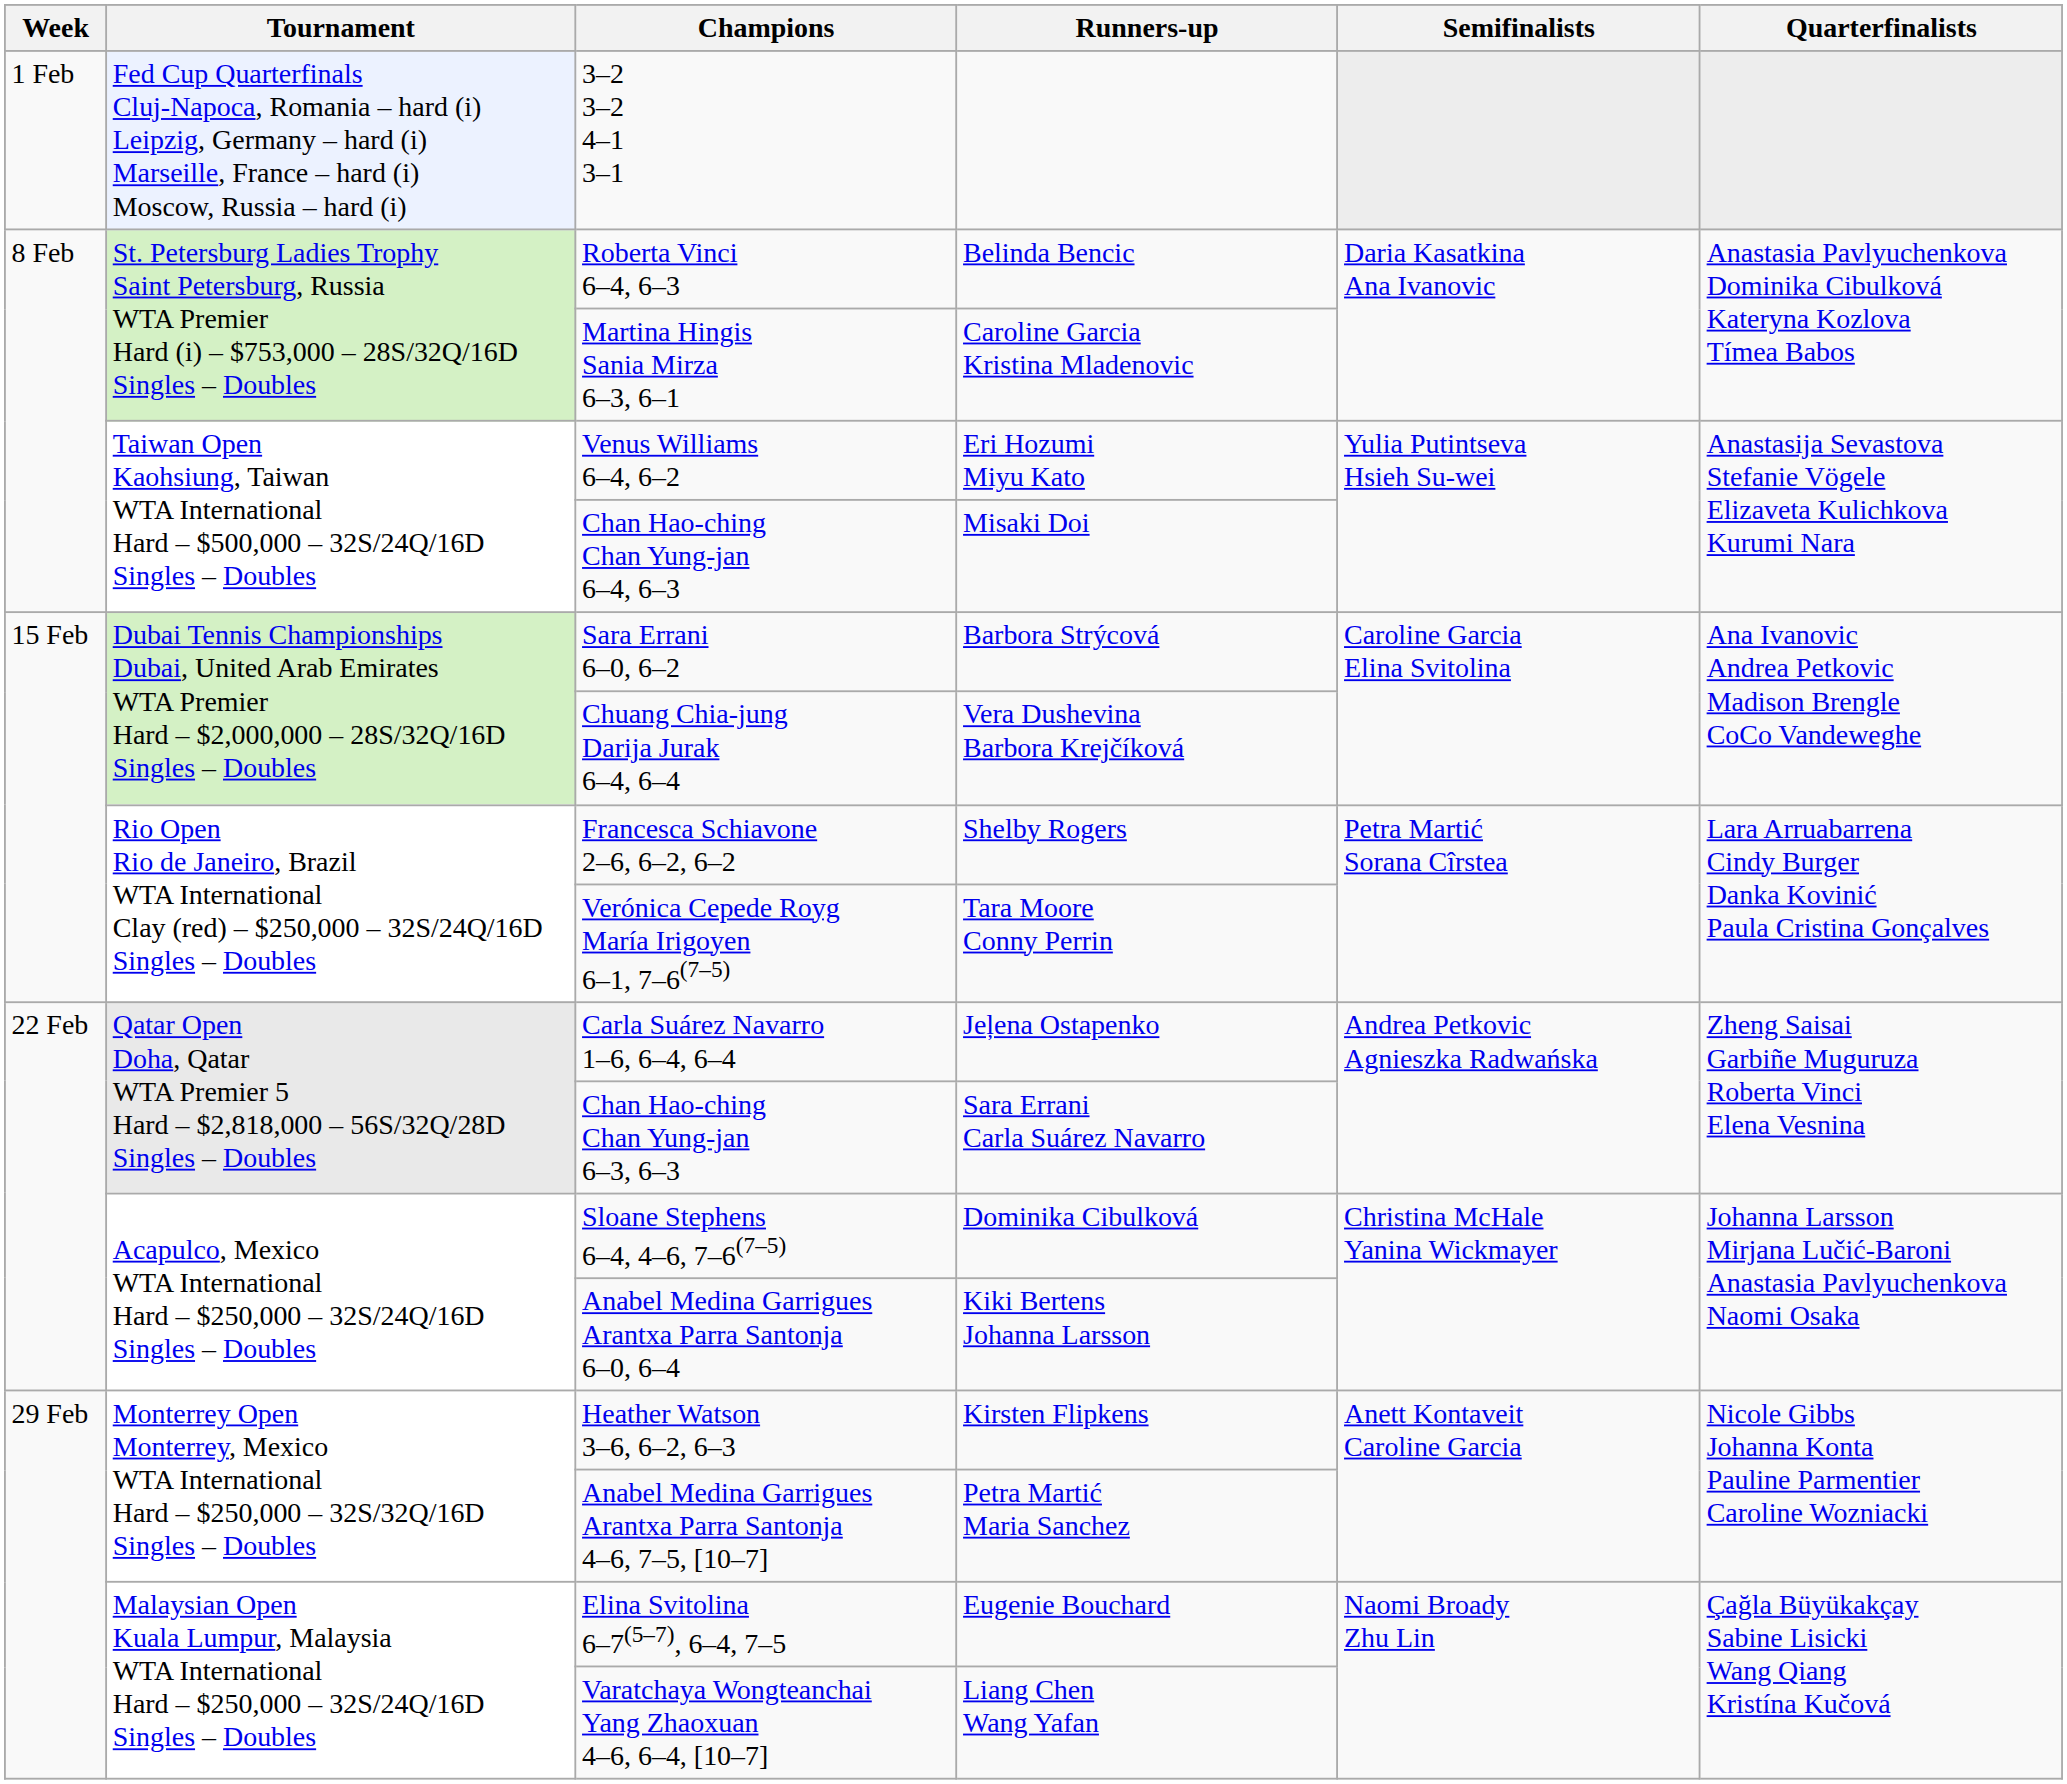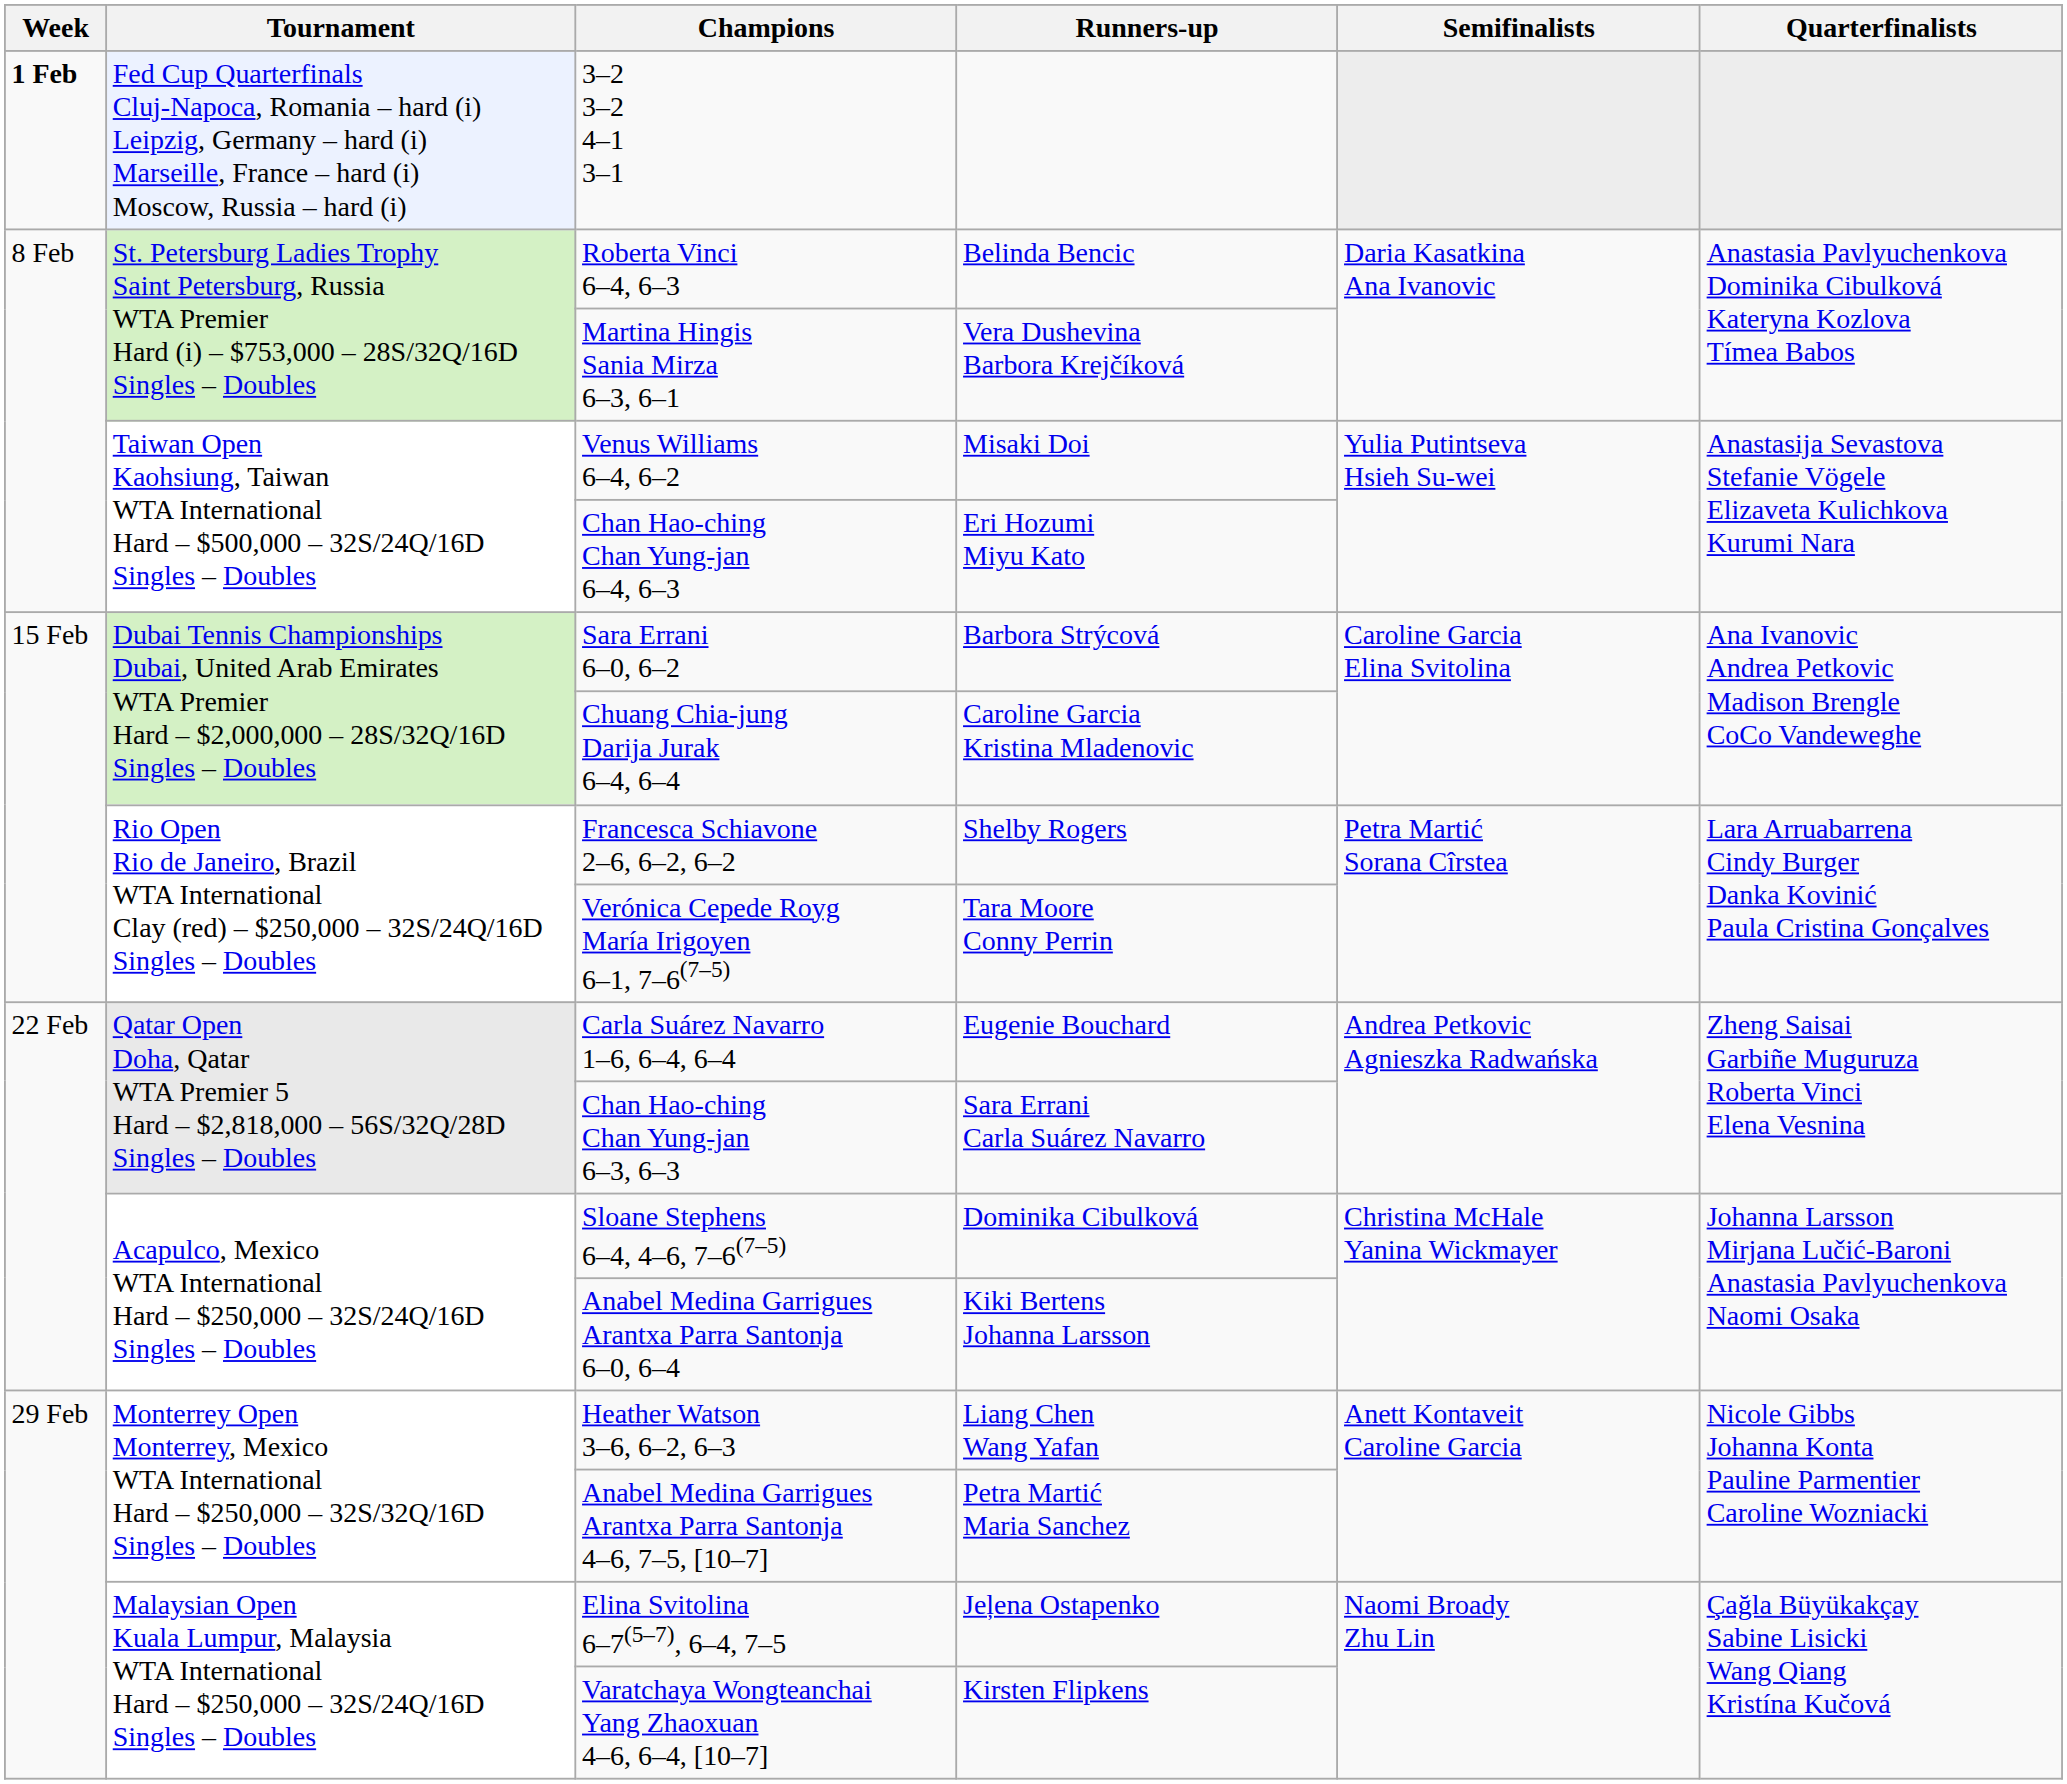(43, 73) normal -> (44, 73) bold
(1078, 348) Caroline Garcia Kristina Mladenovic -> (1074, 348) Vera Dushevina Barbora Krejčíková
(1029, 460) Eri Hozumi Miyu Kato -> (1026, 444) Misaki Doi
(1026, 523) Misaki Doi -> (1029, 539) Eri Hozumi Miyu Kato
(1074, 731) Vera Dushevina Barbora Krejčíková -> (1078, 731) Caroline Garcia Kristina Mladenovic
(1061, 1024) Jeļena Ostapenko -> (1067, 1024) Eugenie Bouchard
(1056, 1413) Kirsten Flipkens -> (1031, 1429) Liang Chen Wang Yafan
(1067, 1604) Eugenie Bouchard -> (1061, 1604) Jeļena Ostapenko
(1031, 1706) Liang Chen Wang Yafan -> (1056, 1689) Kirsten Flipkens
